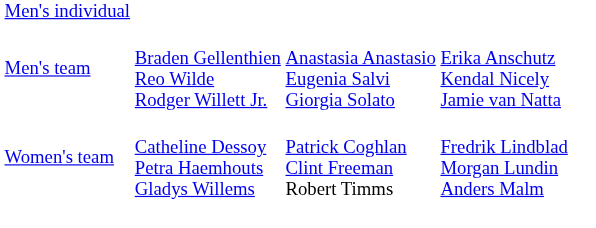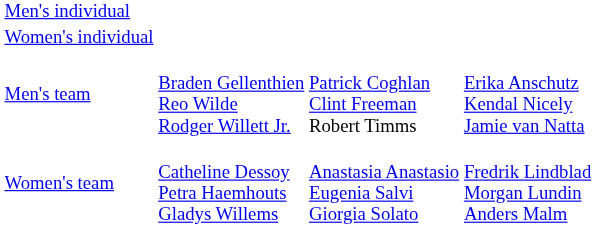+ row: (79, 36)
(361, 78) Anastasia Anastasio Eugenia Salvi Giorgia Solato -> (370, 104) Patrick Coghlan Clint Freeman Robert Timms
(346, 167) Patrick Coghlan Clint Freeman Robert Timms -> (384, 193) Anastasia Anastasio Eugenia Salvi Giorgia Solato
